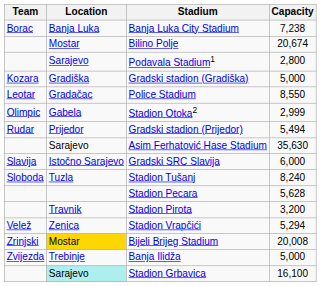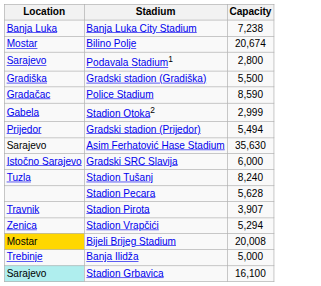- column: (25, 12)
(293, 79) 5,000 -> (250, 79) 5,500
(293, 95) 8,550 -> (250, 95) 8,590
(293, 209) 3,200 -> (250, 209) 3,907
